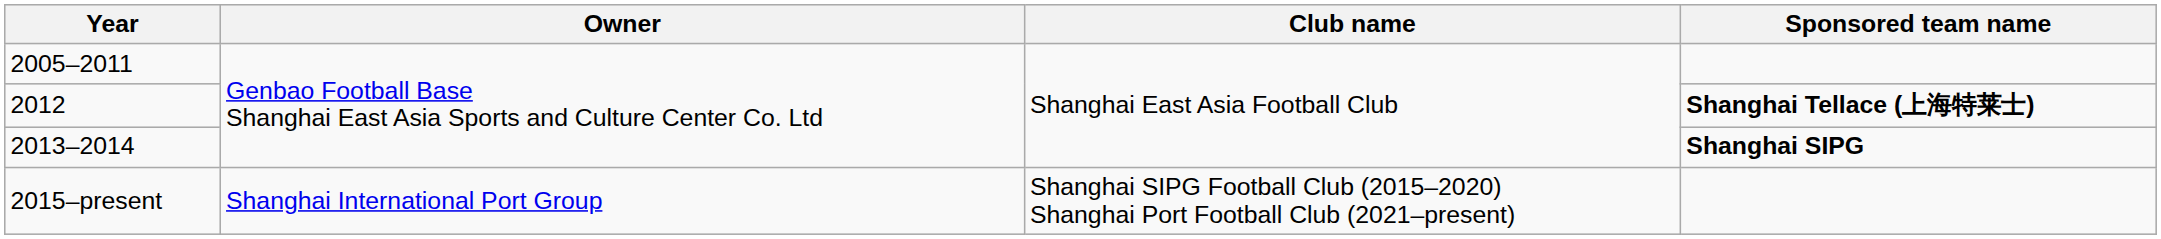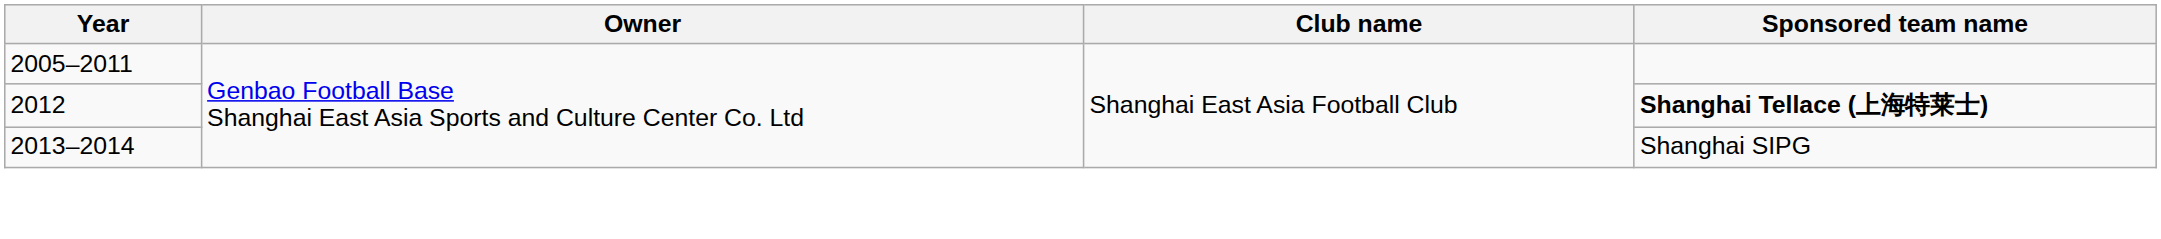(1775, 146) bold -> (1725, 146) normal
- row: (86, 200)
